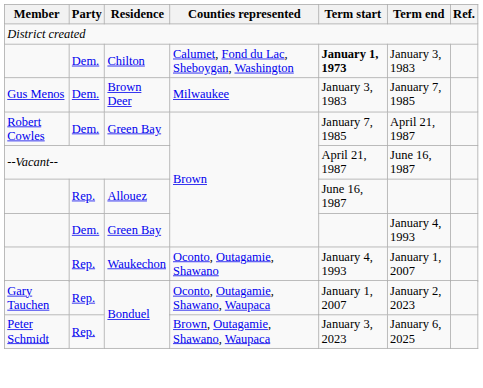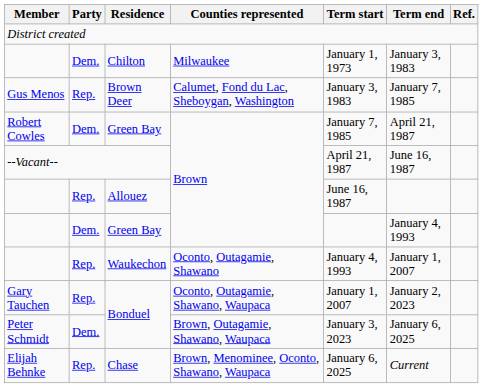(233, 61) Calumet, Fond du Lac, Sheboygan, Washington -> (201, 61) Milwaukee
(350, 61) bold -> (352, 61) normal
(86, 94) Dem. -> (84, 94) Rep.
(201, 94) Milwaukee -> (234, 94) Calumet, Fond du Lac, Sheboygan, Washington
(83, 331) Rep. -> (86, 331) Dem.
+ row: (26, 365)
